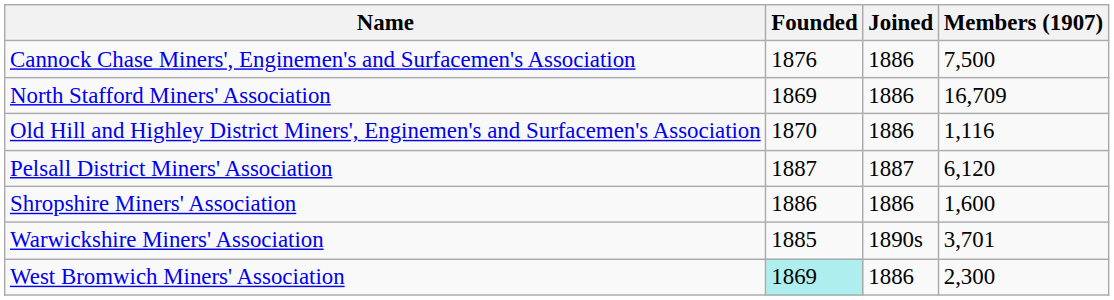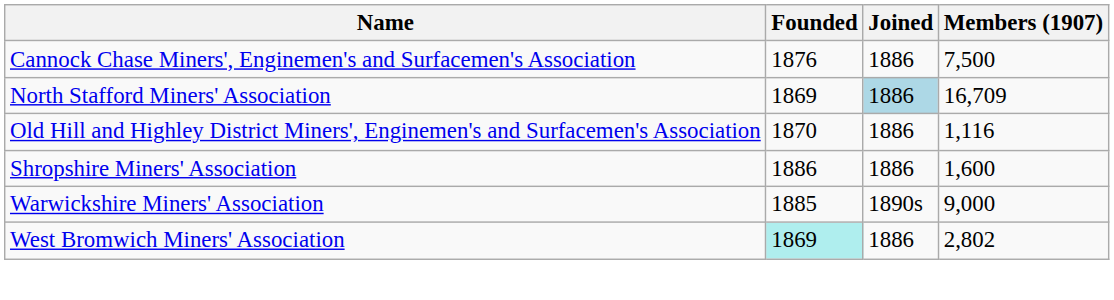(891, 95) no background -> (891, 95) lightblue background
- row: (171, 167)
(969, 240) 3,701 -> (969, 204) 9,000
(969, 276) 2,300 -> (969, 240) 2,802
